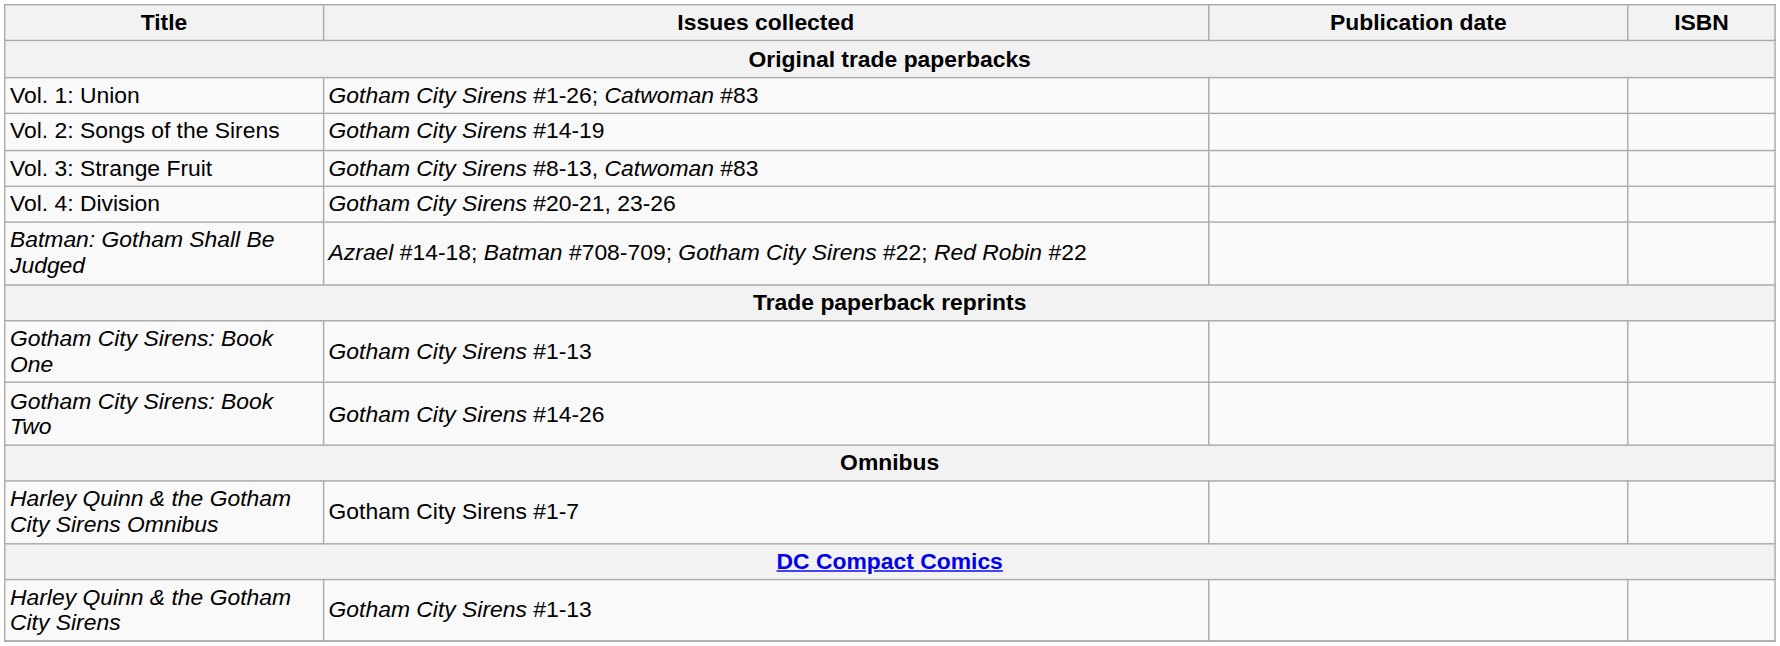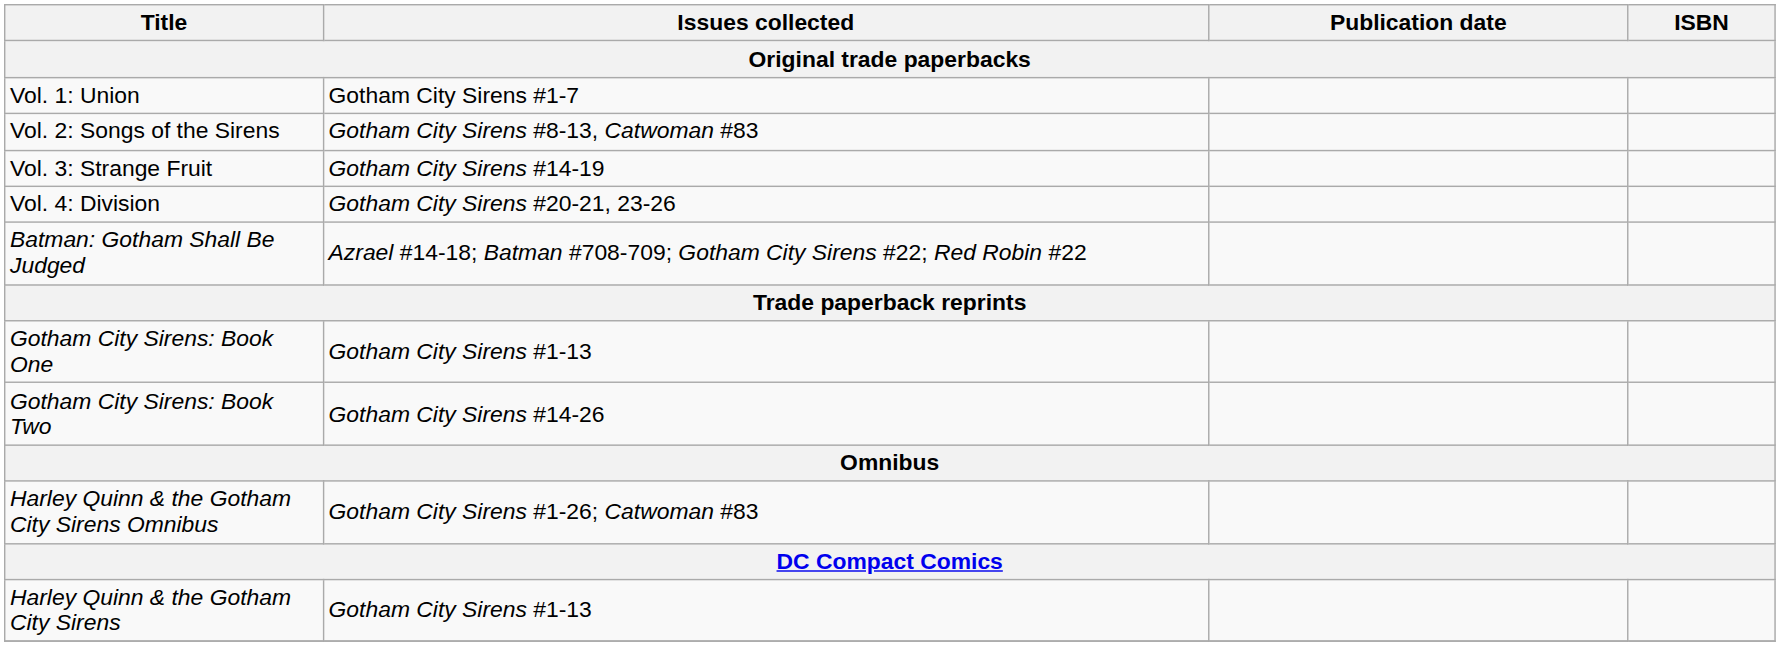(544, 95) Gotham City Sirens #1-26; Catwoman #83 -> (454, 95) Gotham City Sirens #1-7
(467, 131) Gotham City Sirens #14-19 -> (544, 131) Gotham City Sirens #8-13, Catwoman #83
(544, 167) Gotham City Sirens #8-13, Catwoman #83 -> (467, 167) Gotham City Sirens #14-19
(454, 511) Gotham City Sirens #1-7 -> (544, 511) Gotham City Sirens #1-26; Catwoman #83
